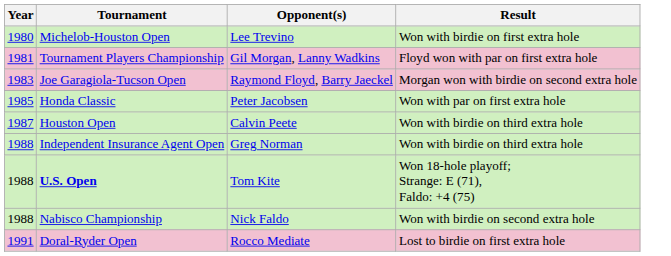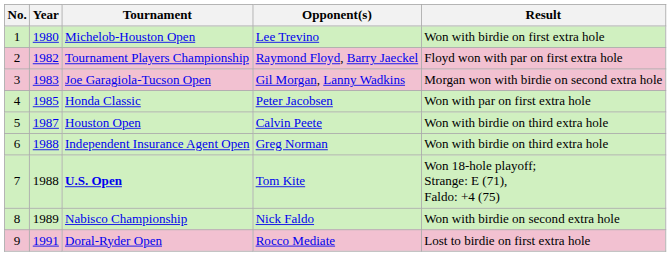+ column: (17, 15)
(21, 58) 1981 -> (46, 58) 1982
(305, 58) Gil Morgan, Lanny Wadkins -> (337, 58) Raymond Floyd, Barry Jaeckel
(312, 80) Raymond Floyd, Barry Jaeckel -> (330, 80) Gil Morgan, Lanny Wadkins
(21, 218) 1988 -> (46, 218) 1989
